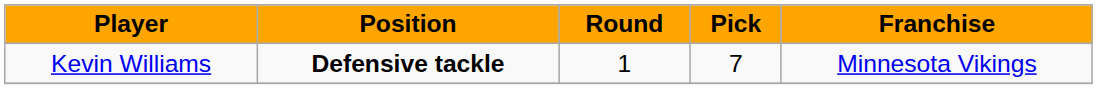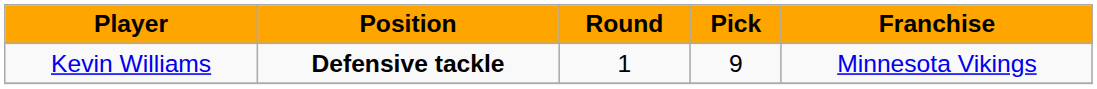(736, 63) 7 -> (736, 63) 9
